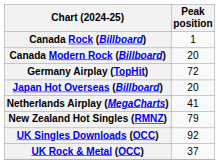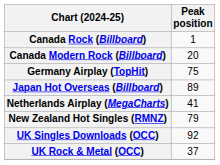(193, 71) 72 -> (193, 71) 75
(193, 87) 20 -> (193, 87) 89
